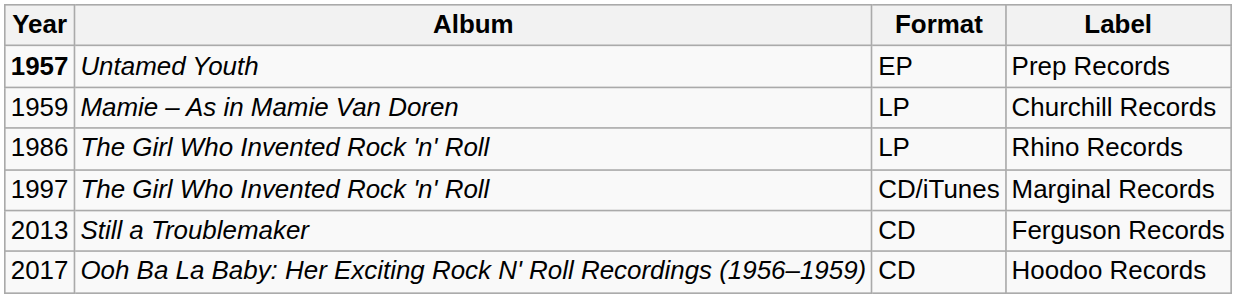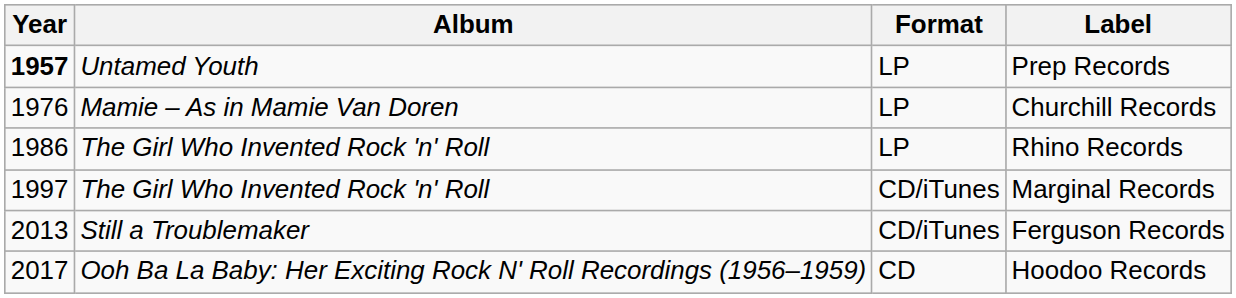(895, 66) EP -> (894, 66) LP
(40, 107) 1959 -> (40, 107) 1976
(897, 230) CD -> (939, 230) CD/iTunes
